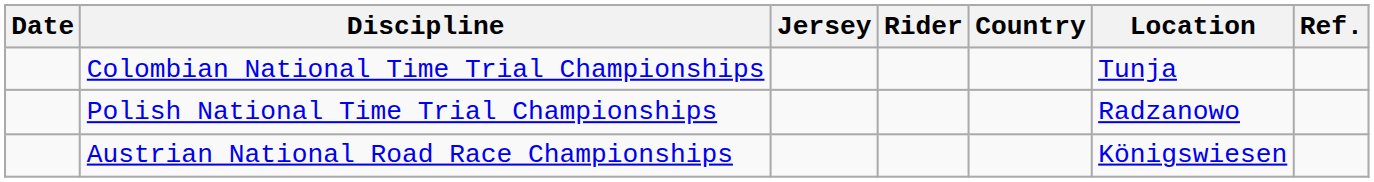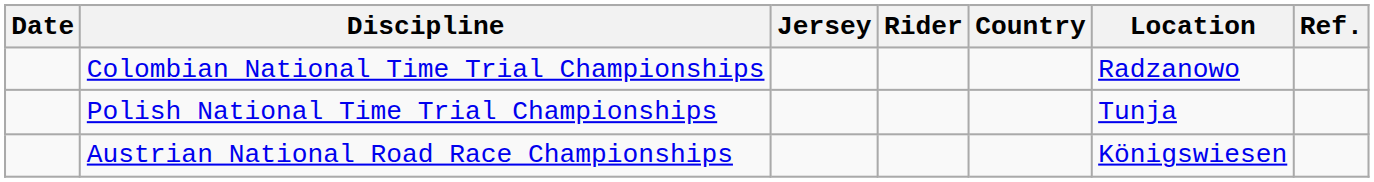(1138, 69) Tunja -> (1169, 69) Radzanowo
(1169, 112) Radzanowo -> (1138, 112) Tunja
